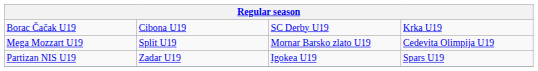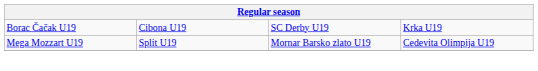- row: (41, 58)
